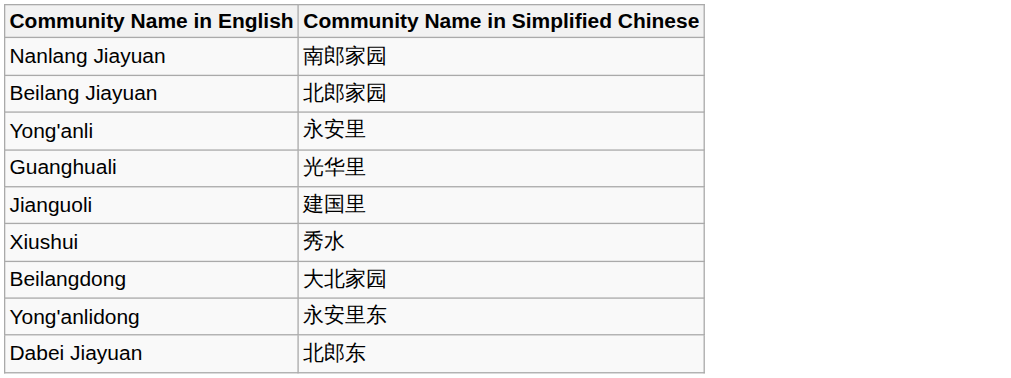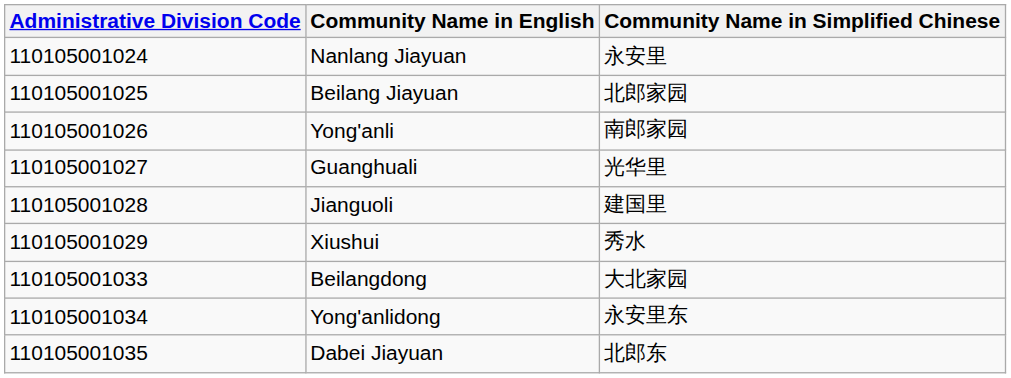+ column: (155, 21)
(345, 55) 南郎家园 -> (636, 55) 永安里
(335, 130) 永安里 -> (646, 130) 南郎家园
